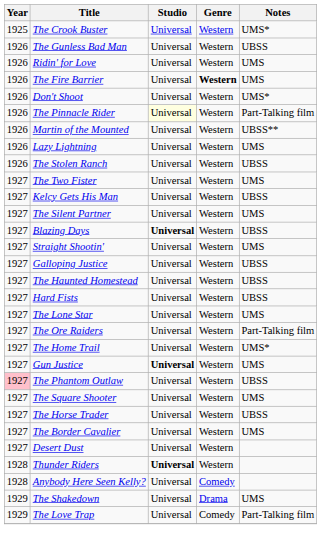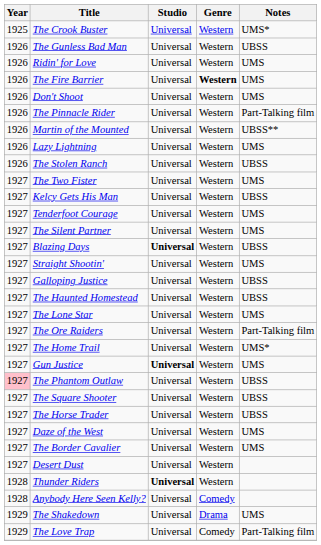(255, 96) UMS* -> (253, 96) UMS
(171, 113) lightyellow background -> (171, 113) no background
+ row: (75, 213)
- row: (55, 297)
(253, 398) UMS -> (255, 398) UBSS
+ row: (68, 431)
